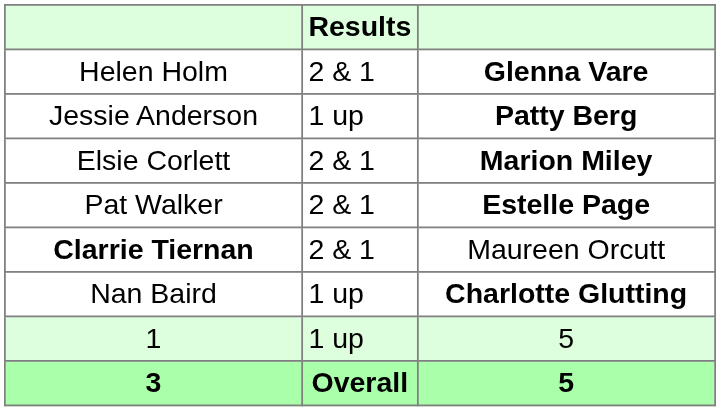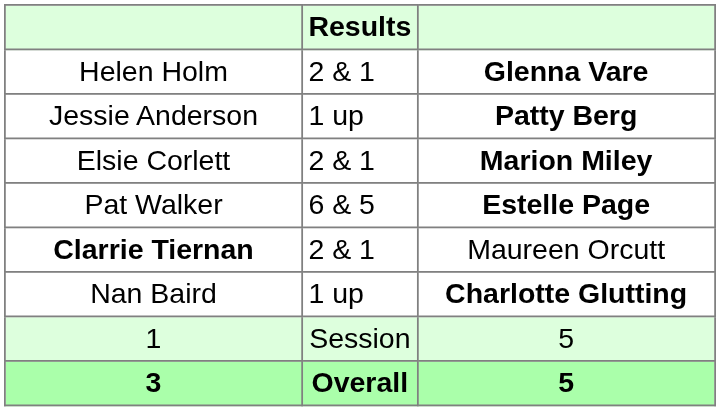(342, 204) 2 & 1 -> (342, 204) 6 & 5
(336, 338) 1 up -> (360, 338) Session
